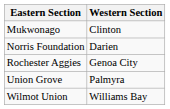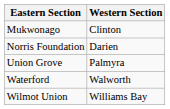- row: (44, 63)
+ row: (28, 79)
